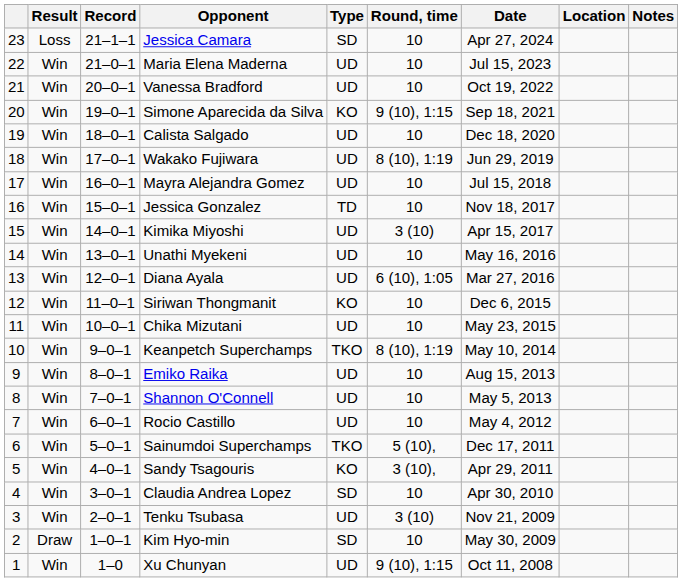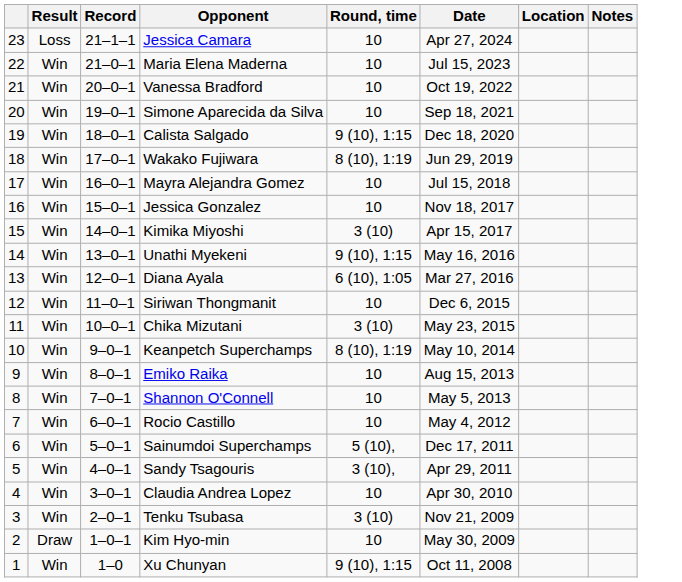- column: (347, 16)
(414, 111) 9 (10), 1:15 -> (373, 111) 10
(414, 135) 10 -> (373, 135) 9 (10), 1:15
(414, 254) 10 -> (373, 254) 9 (10), 1:15
(414, 326) 10 -> (373, 326) 3 (10)
